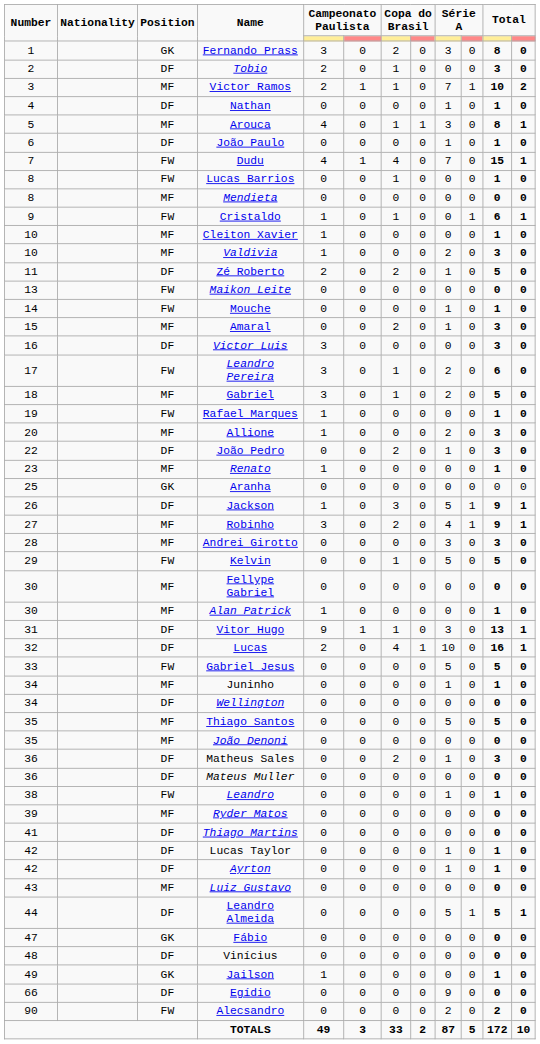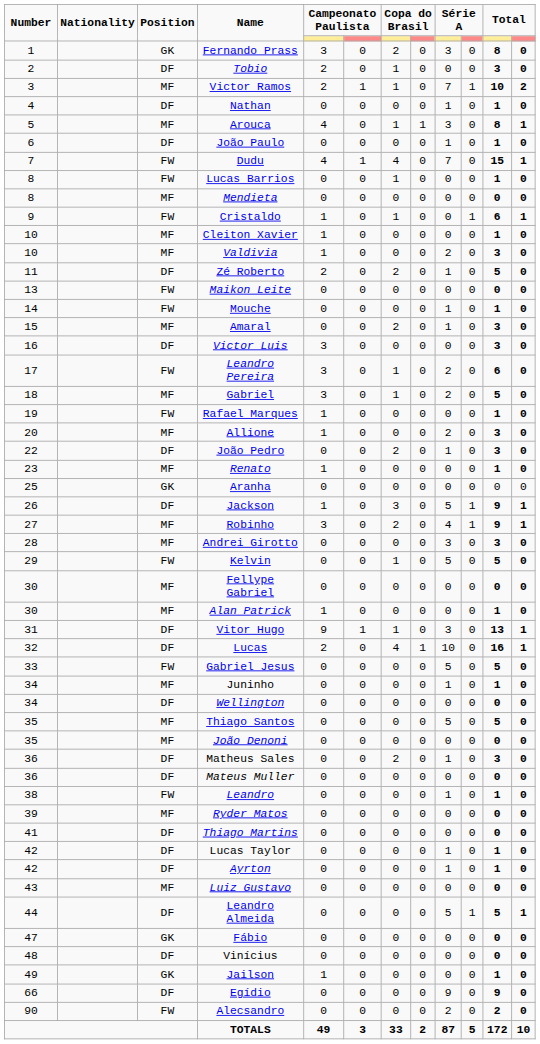(497, 993) 0 -> (497, 993) 9
